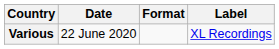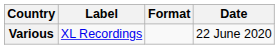columns swapped: (99, 14) <-> (231, 14)
